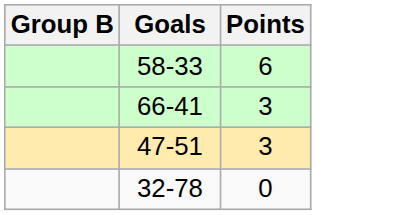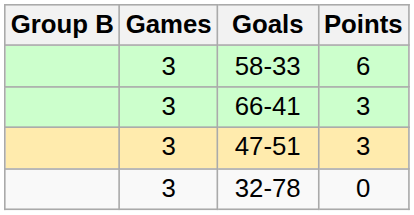+ column: (169, 24)
